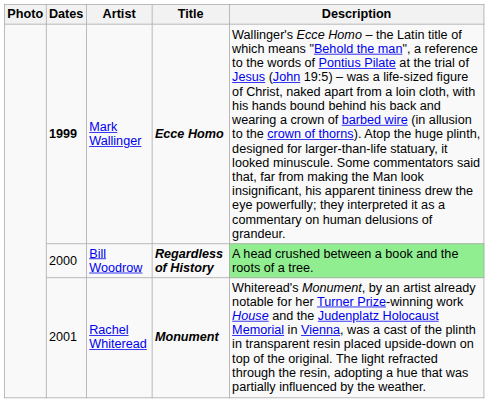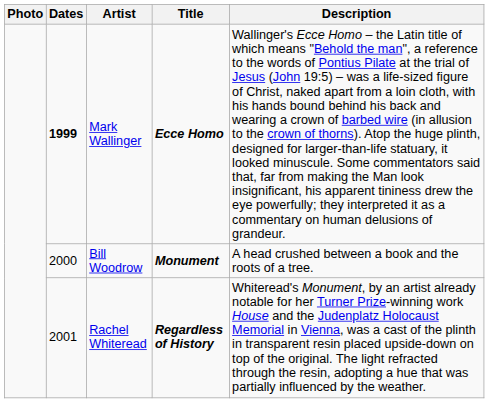(189, 260) Regardless of History -> (187, 260) Monument
(345, 260) lightgreen background -> (345, 260) no background
(187, 337) Monument -> (189, 337) Regardless of History
